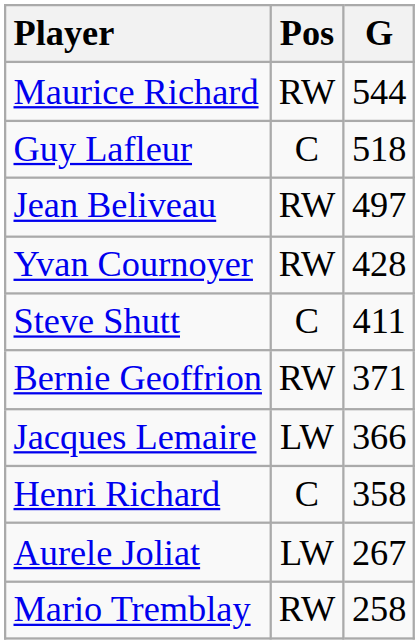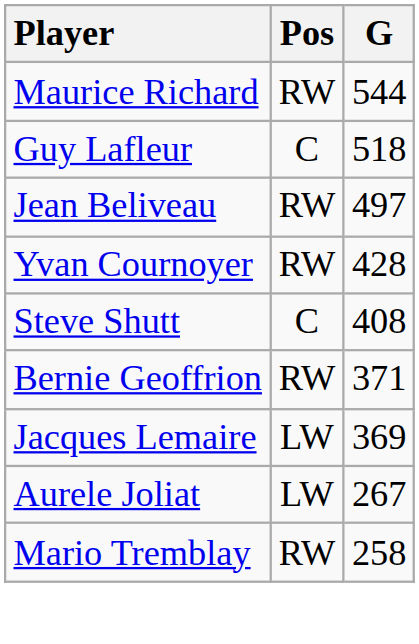(379, 321) 411 -> (379, 321) 408
(379, 436) 366 -> (379, 436) 369
- row: (117, 494)
